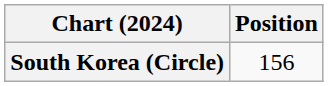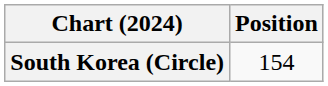(276, 61) 156 -> (276, 61) 154
